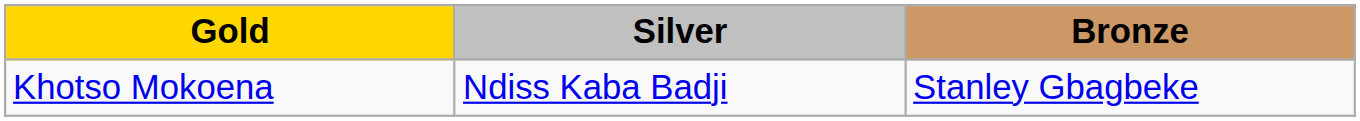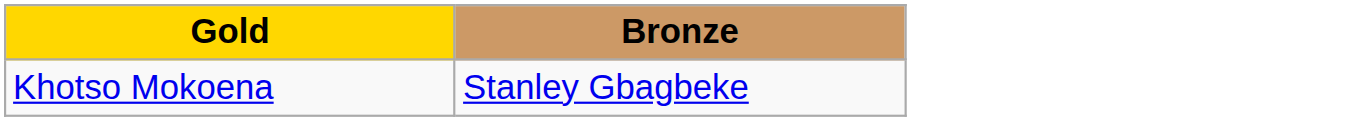- column: (680, 32)
